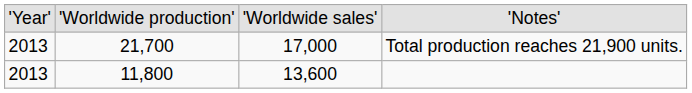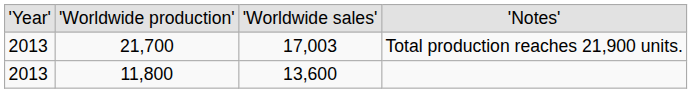(310, 46) 17,000 -> (310, 46) 17,003
